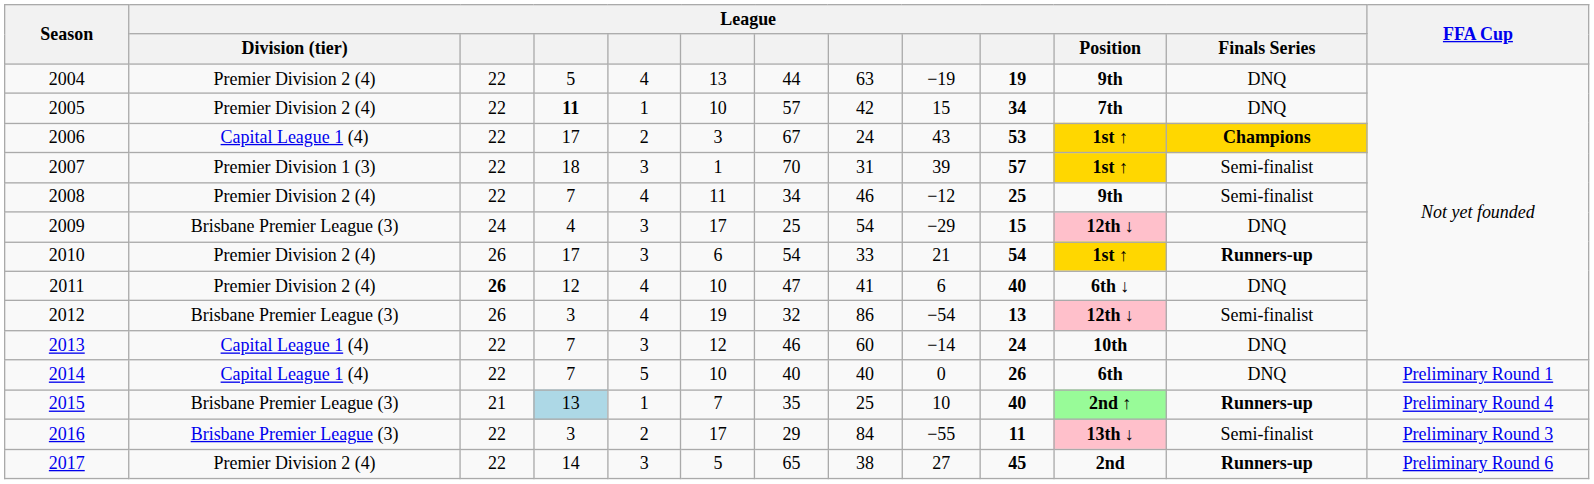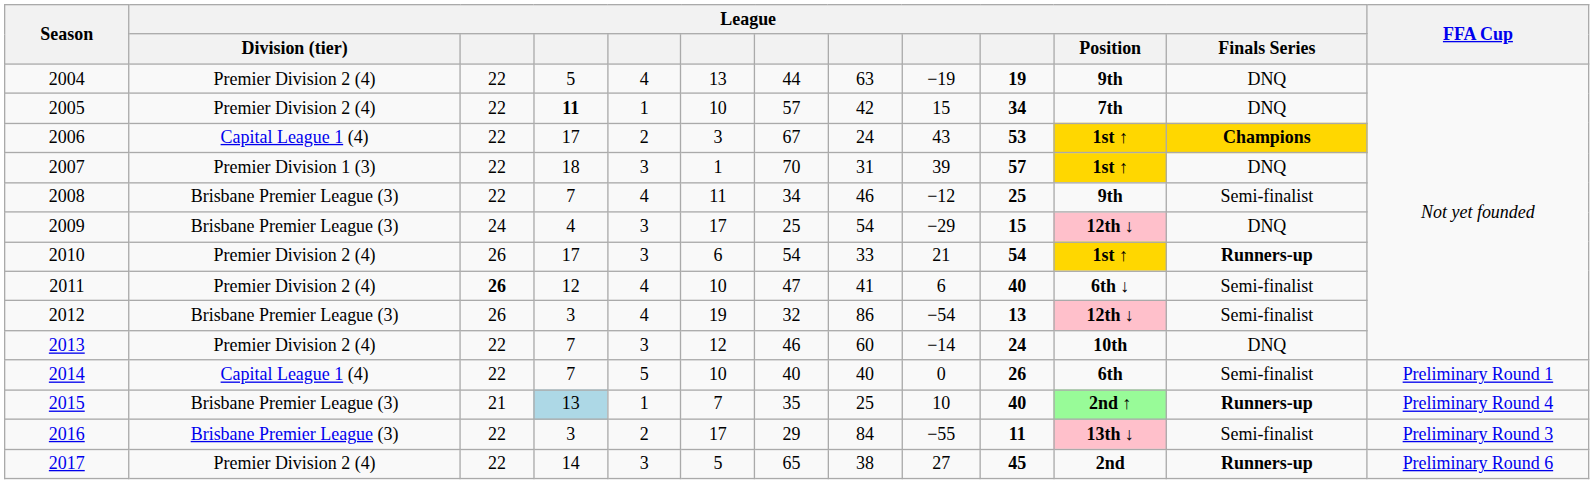(1267, 166) Semi-finalist -> (1267, 166) DNQ
(295, 196) Premier Division 2 (4) -> (295, 196) Brisbane Premier League (3)
(1267, 285) DNQ -> (1267, 285) Semi-finalist
(295, 344) Capital League 1 (4) -> (295, 344) Premier Division 2 (4)
(1267, 374) DNQ -> (1267, 374) Semi-finalist
